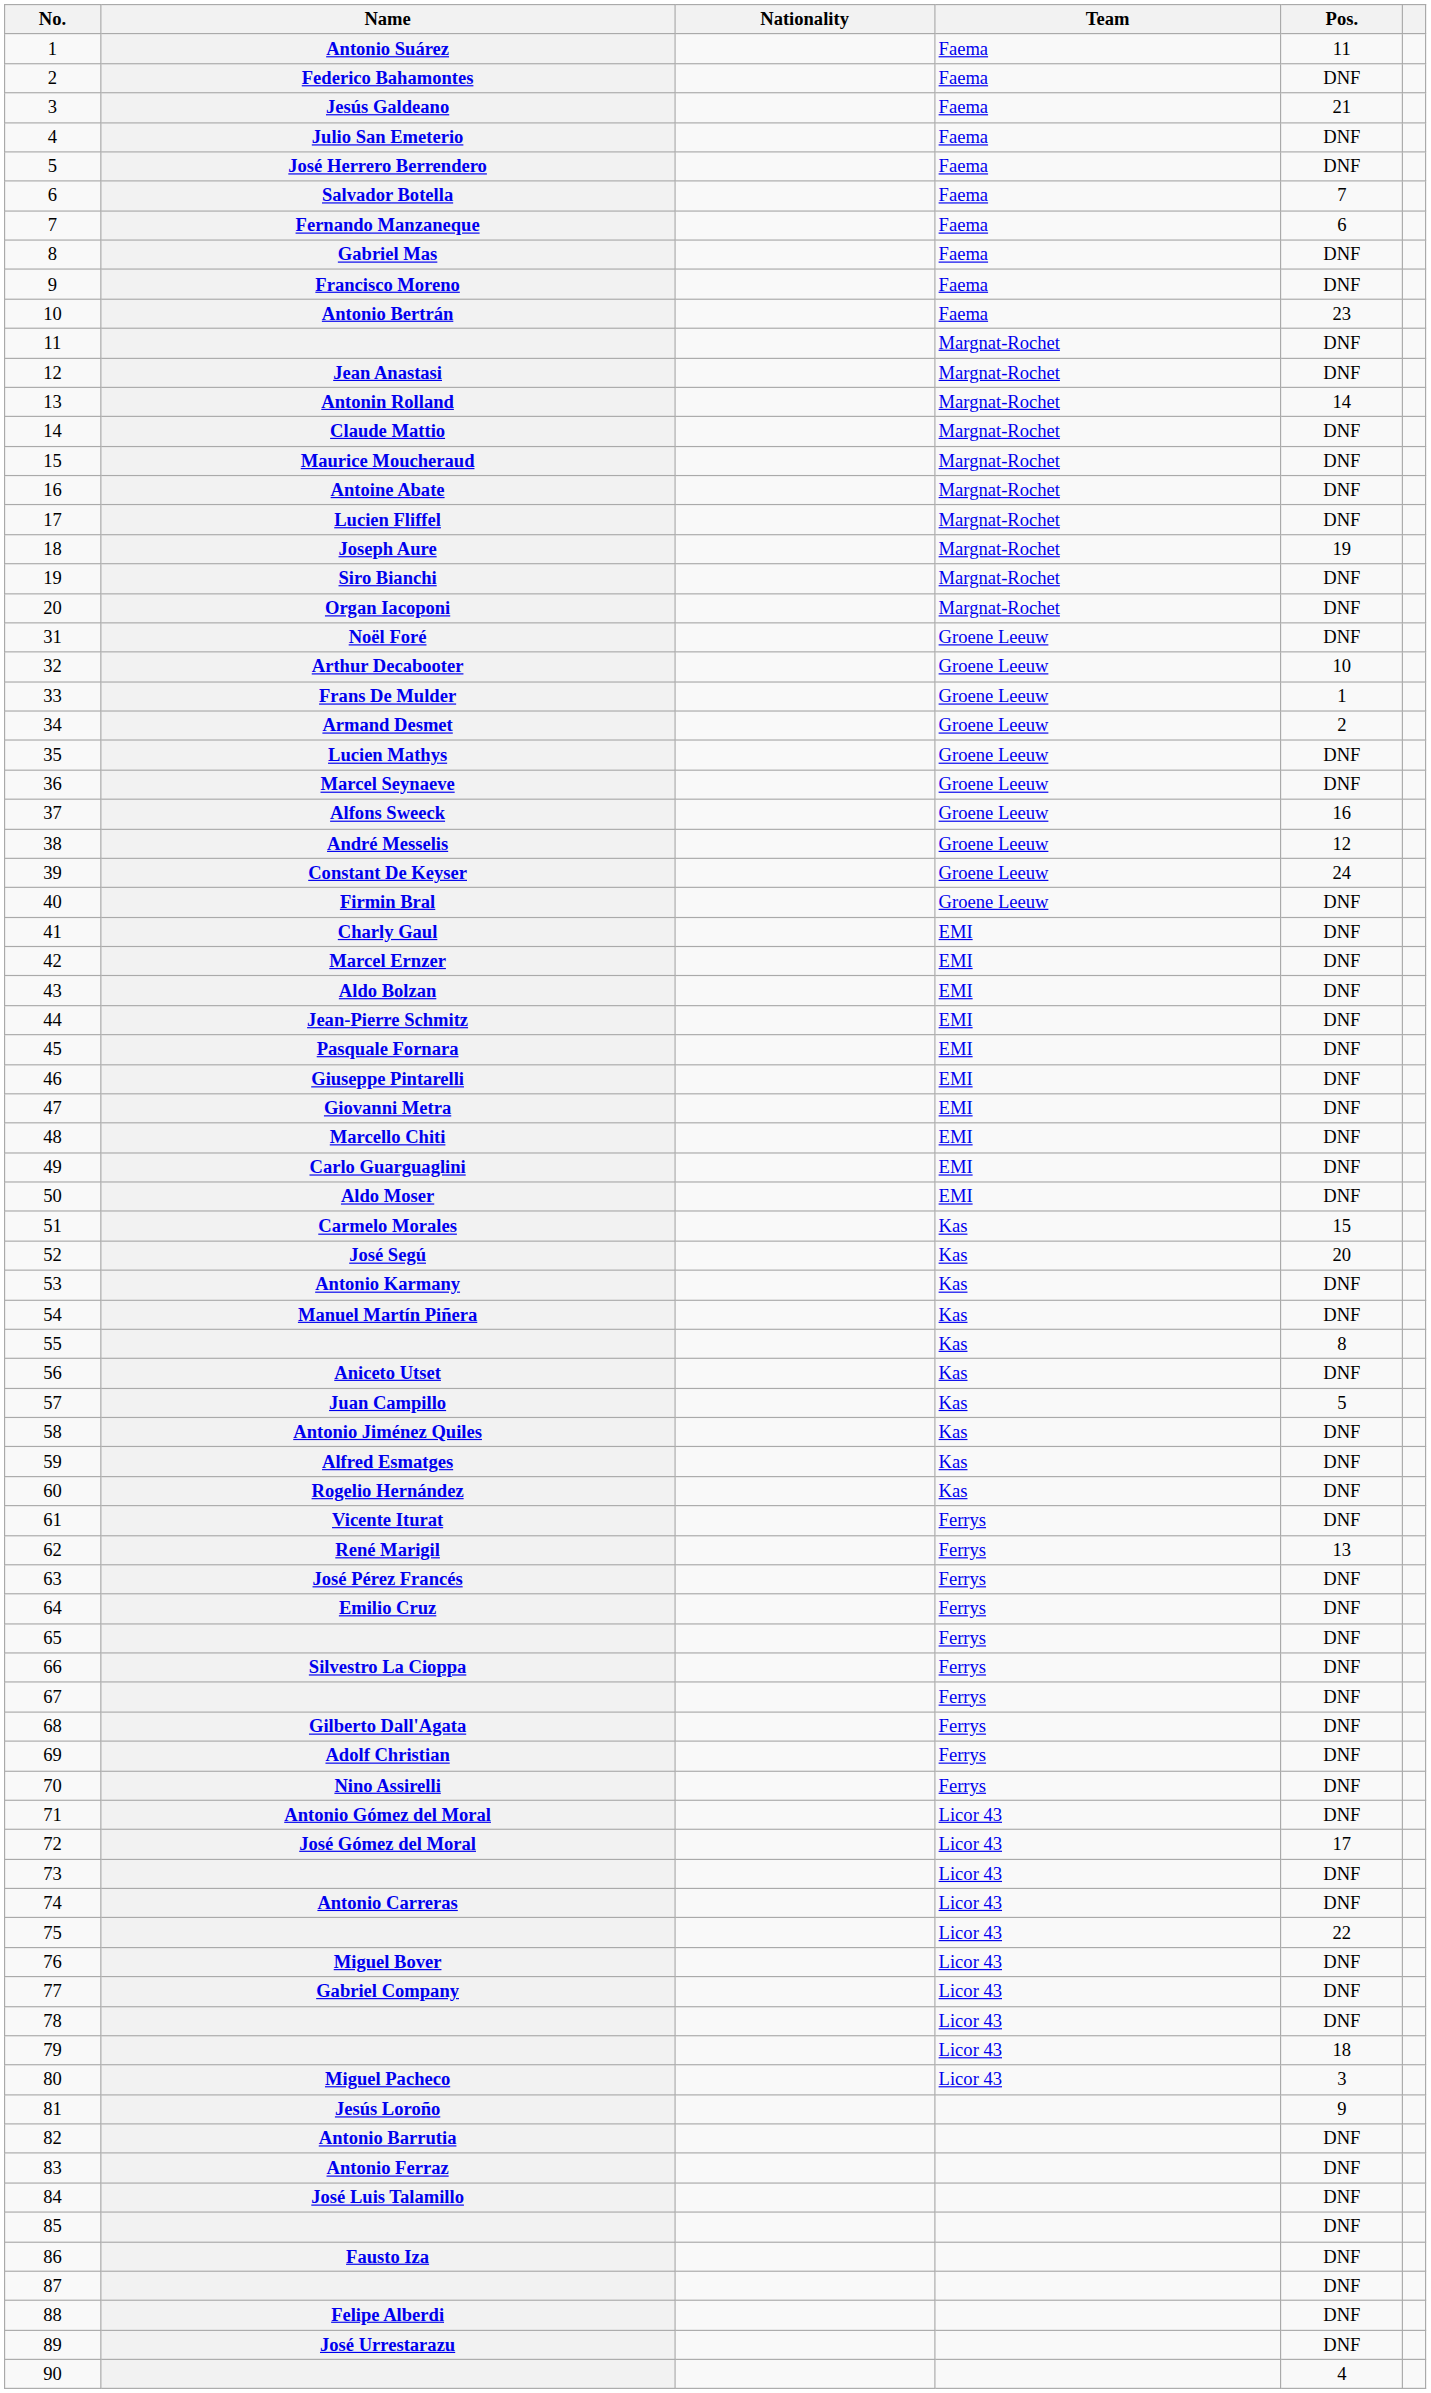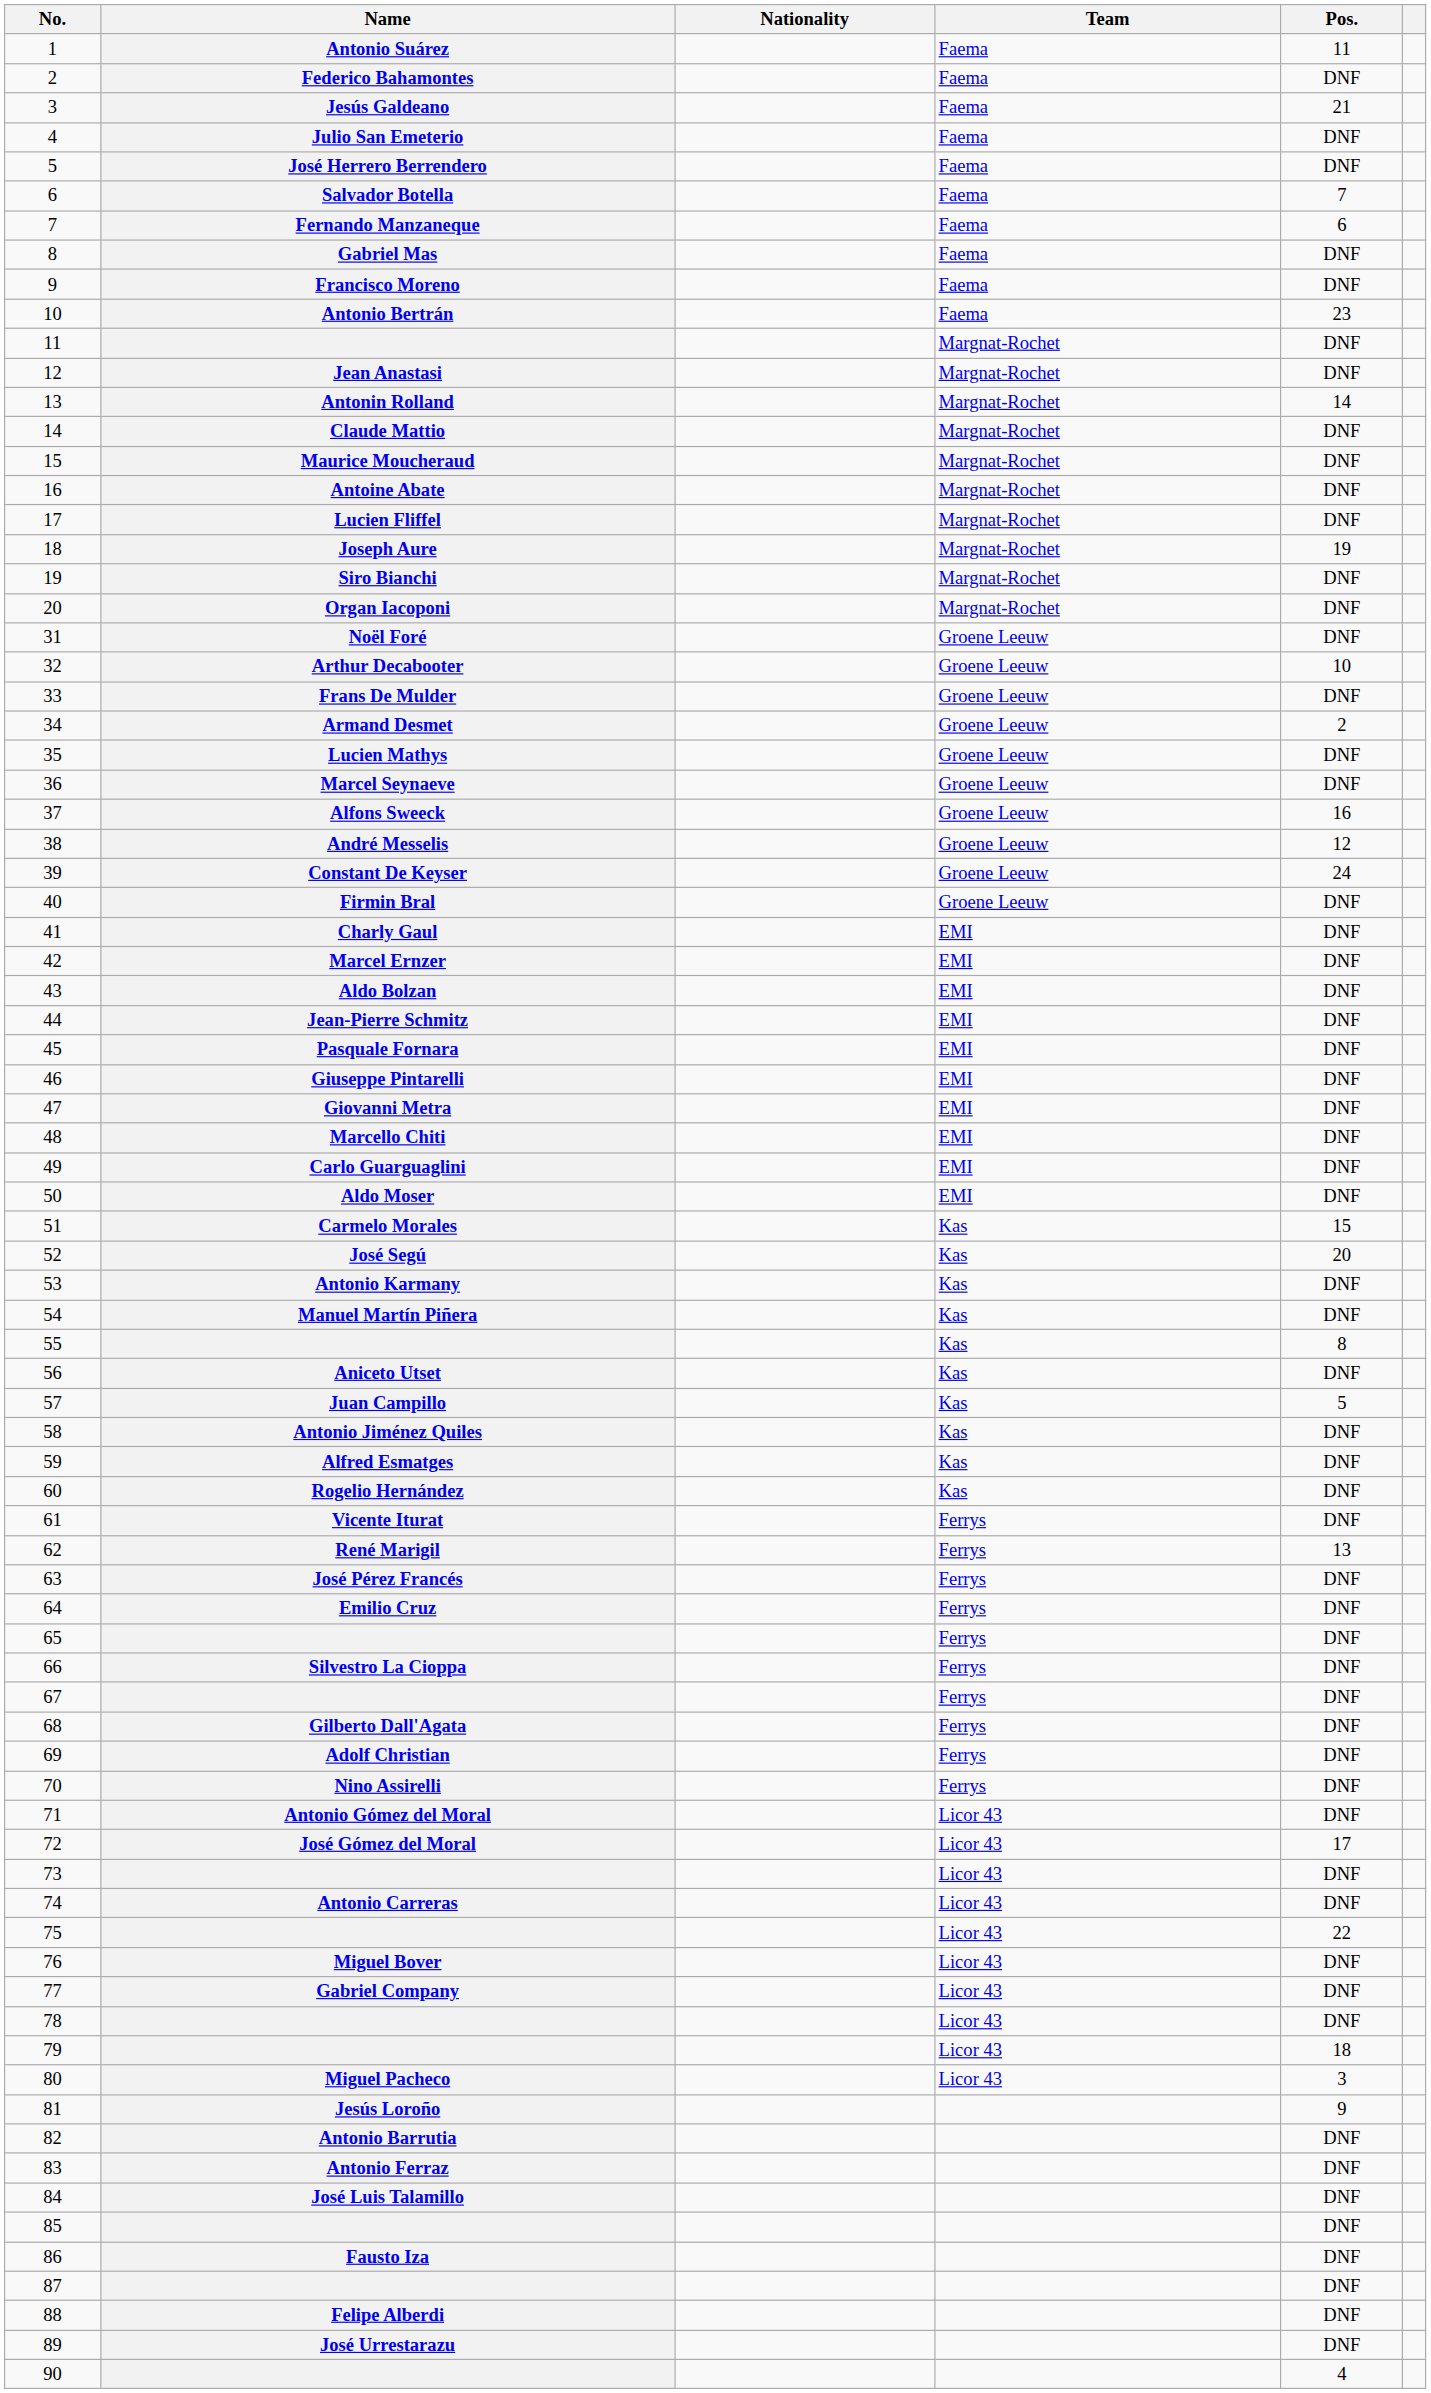(1342, 696) 1 -> (1342, 696) DNF
